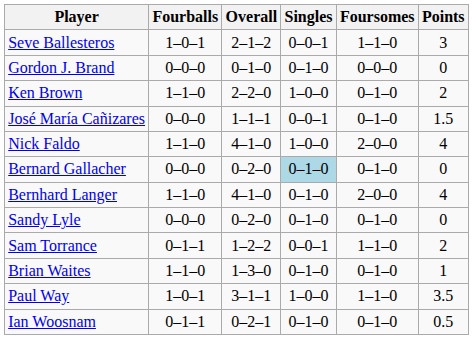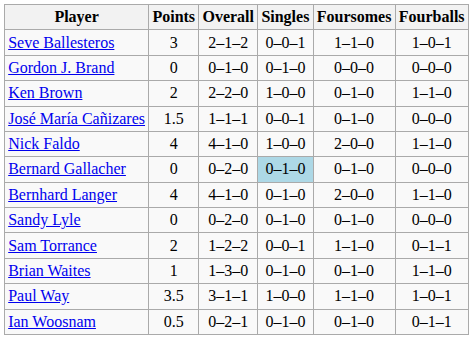columns swapped: (443, 17) <-> (185, 17)
